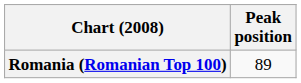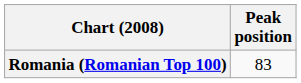(263, 63) 89 -> (263, 63) 83
